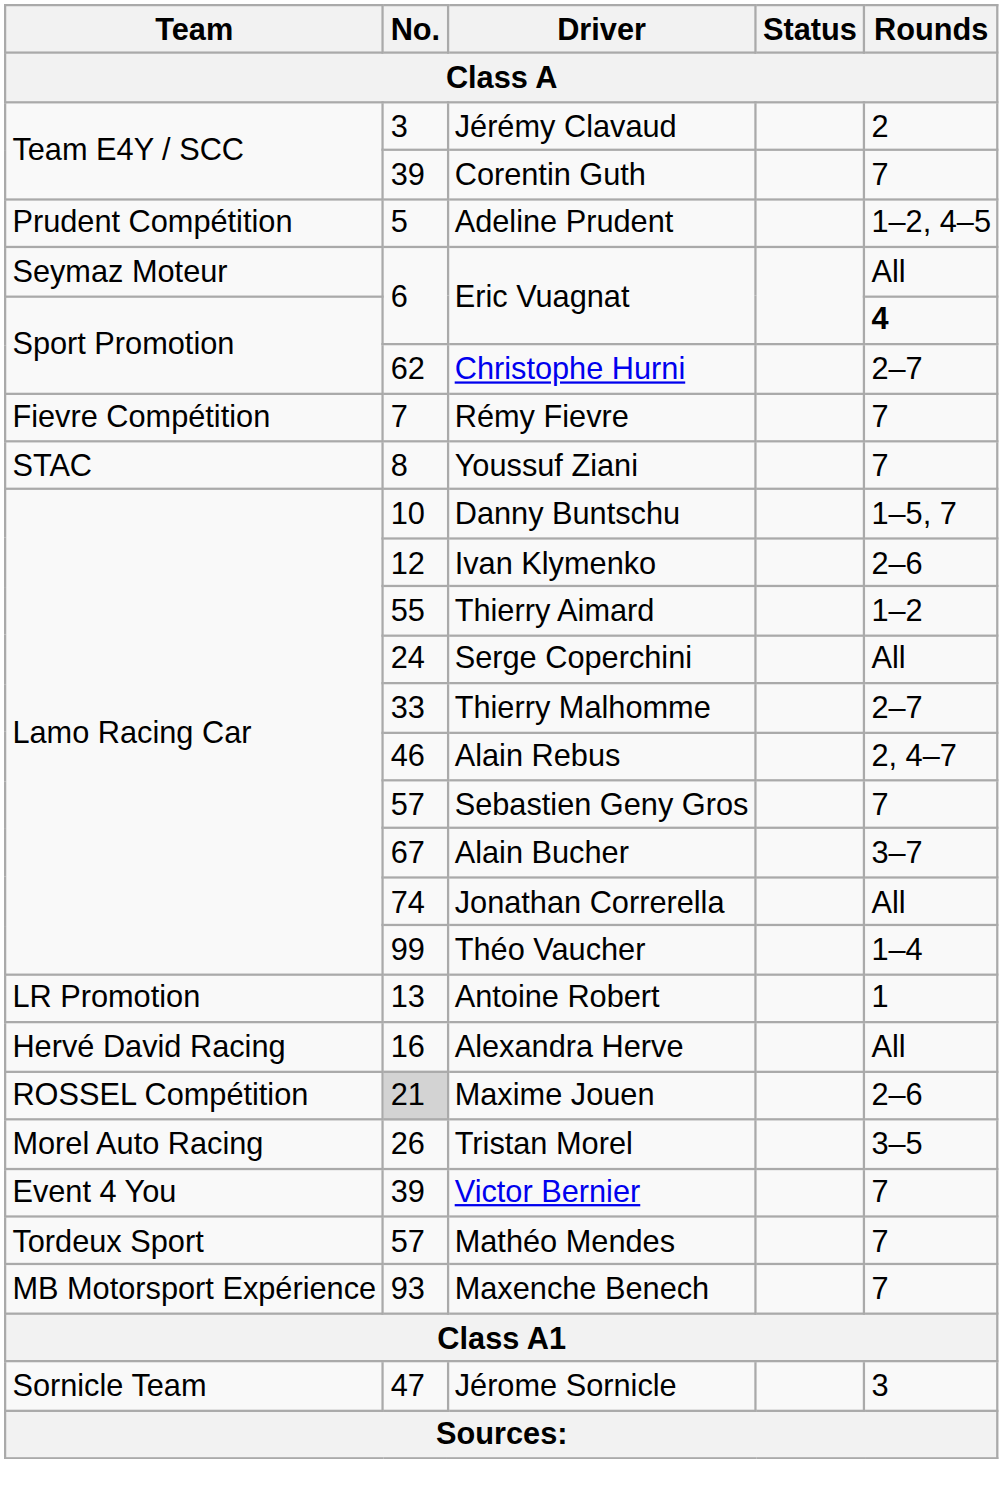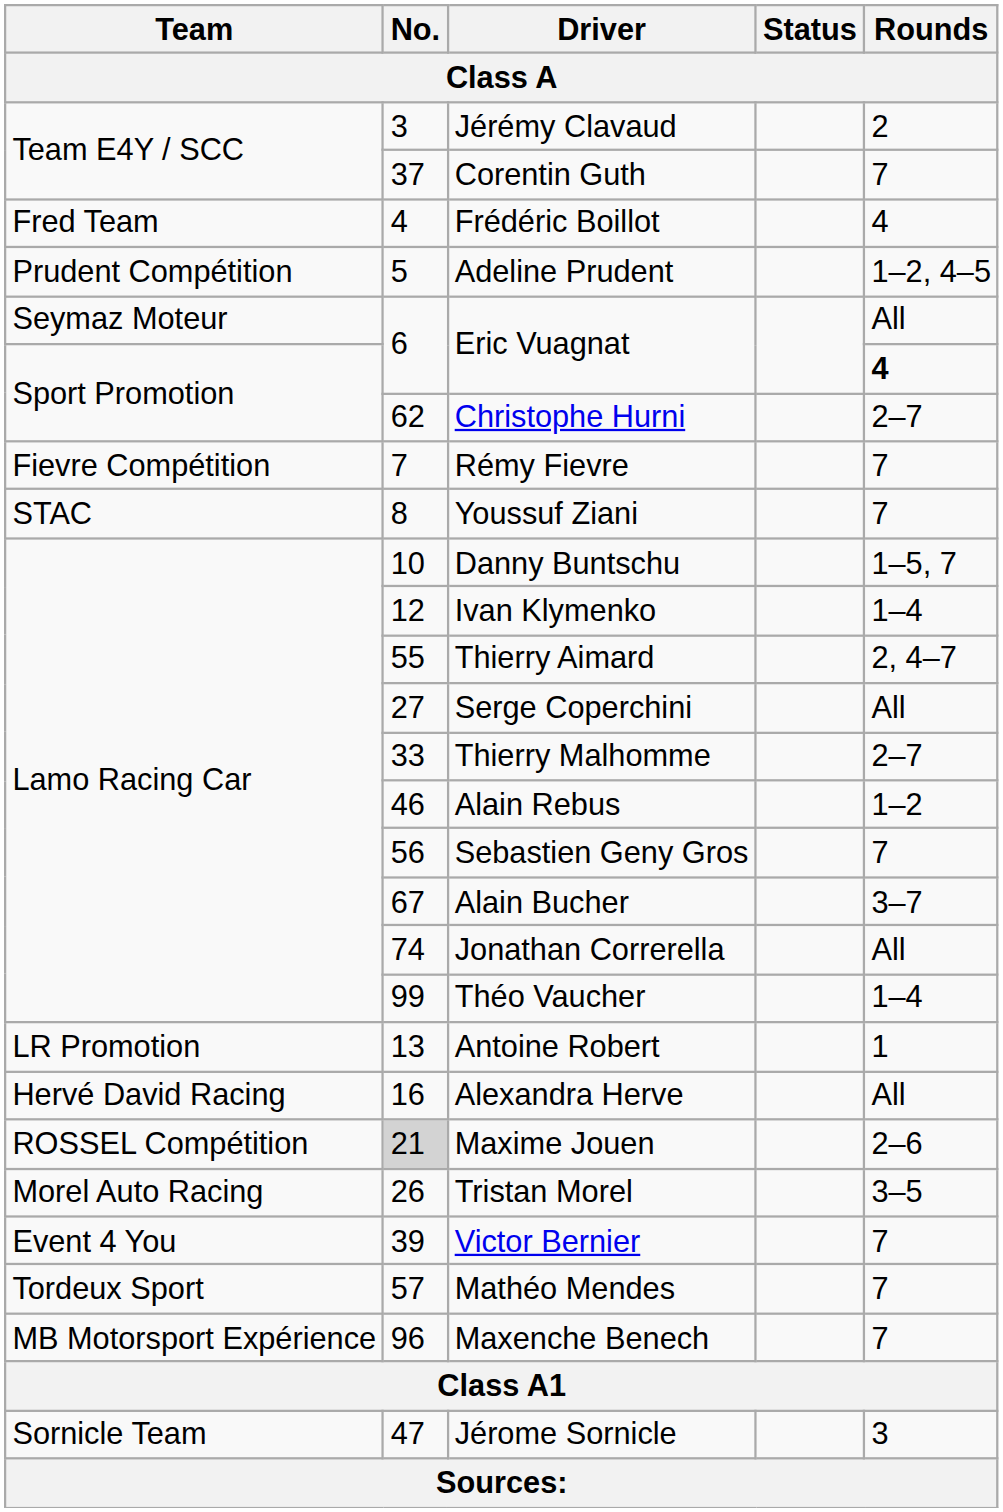(408, 174) 39 -> (408, 174) 37
+ row: (86, 223)
(897, 562) 2–6 -> (897, 610) 1–4
(897, 610) 1–2 -> (914, 659) 2, 4–7
(408, 659) 24 -> (408, 707) 27
(914, 756) 2, 4–7 -> (897, 804) 1–2
(408, 804) 57 -> (408, 853) 56
(408, 1289) 93 -> (408, 1337) 96
